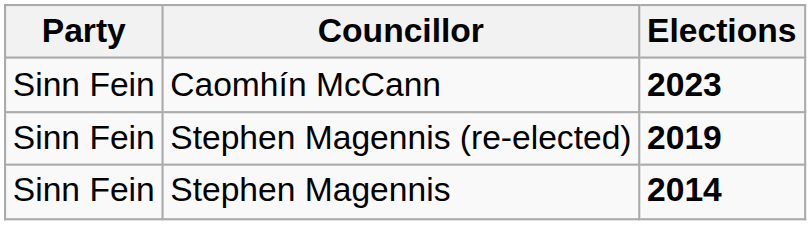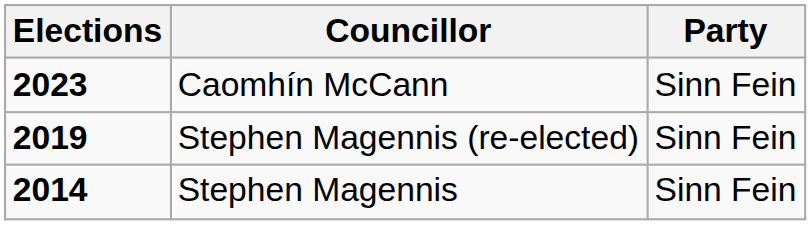columns swapped: (722, 31) <-> (84, 31)
